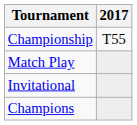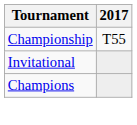- row: (41, 62)
